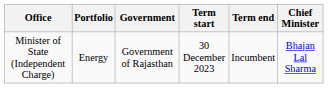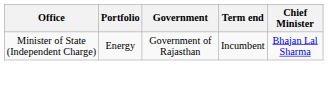- column: (204, 18)
